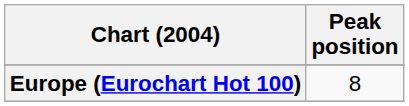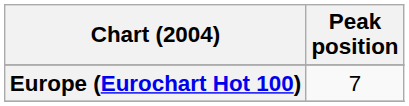(355, 82) 8 -> (355, 82) 7
